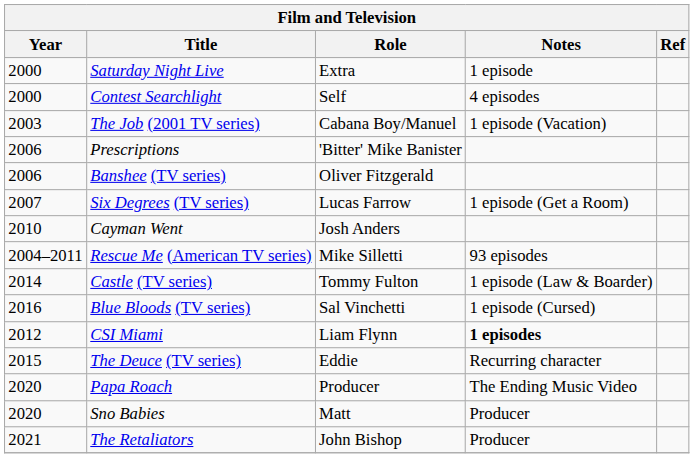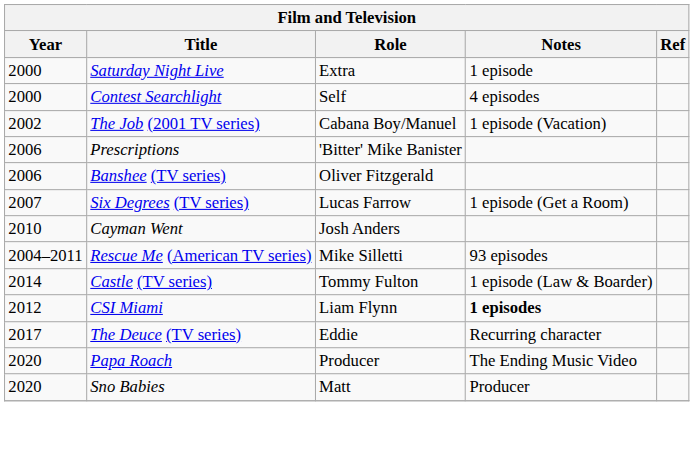(25, 123) 2003 -> (25, 123) 2002
- row: (170, 307)
(25, 360) 2015 -> (25, 334) 2017
- row: (142, 439)
